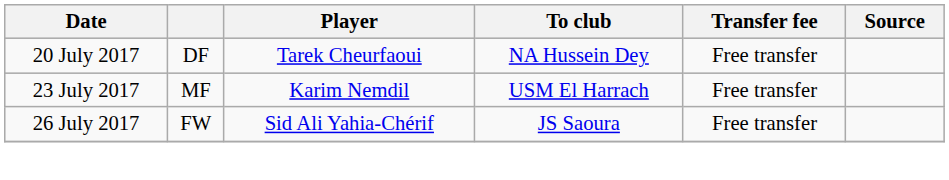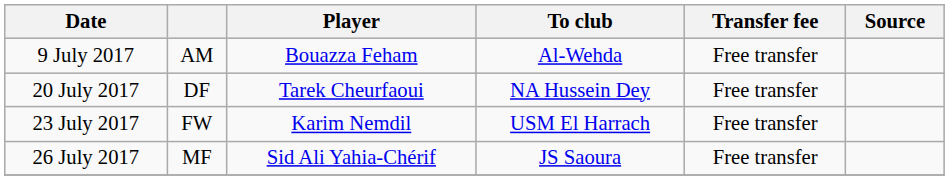+ row: (86, 55)
(196, 89) MF -> (197, 123) FW
(196, 123) FW -> (197, 157) MF
